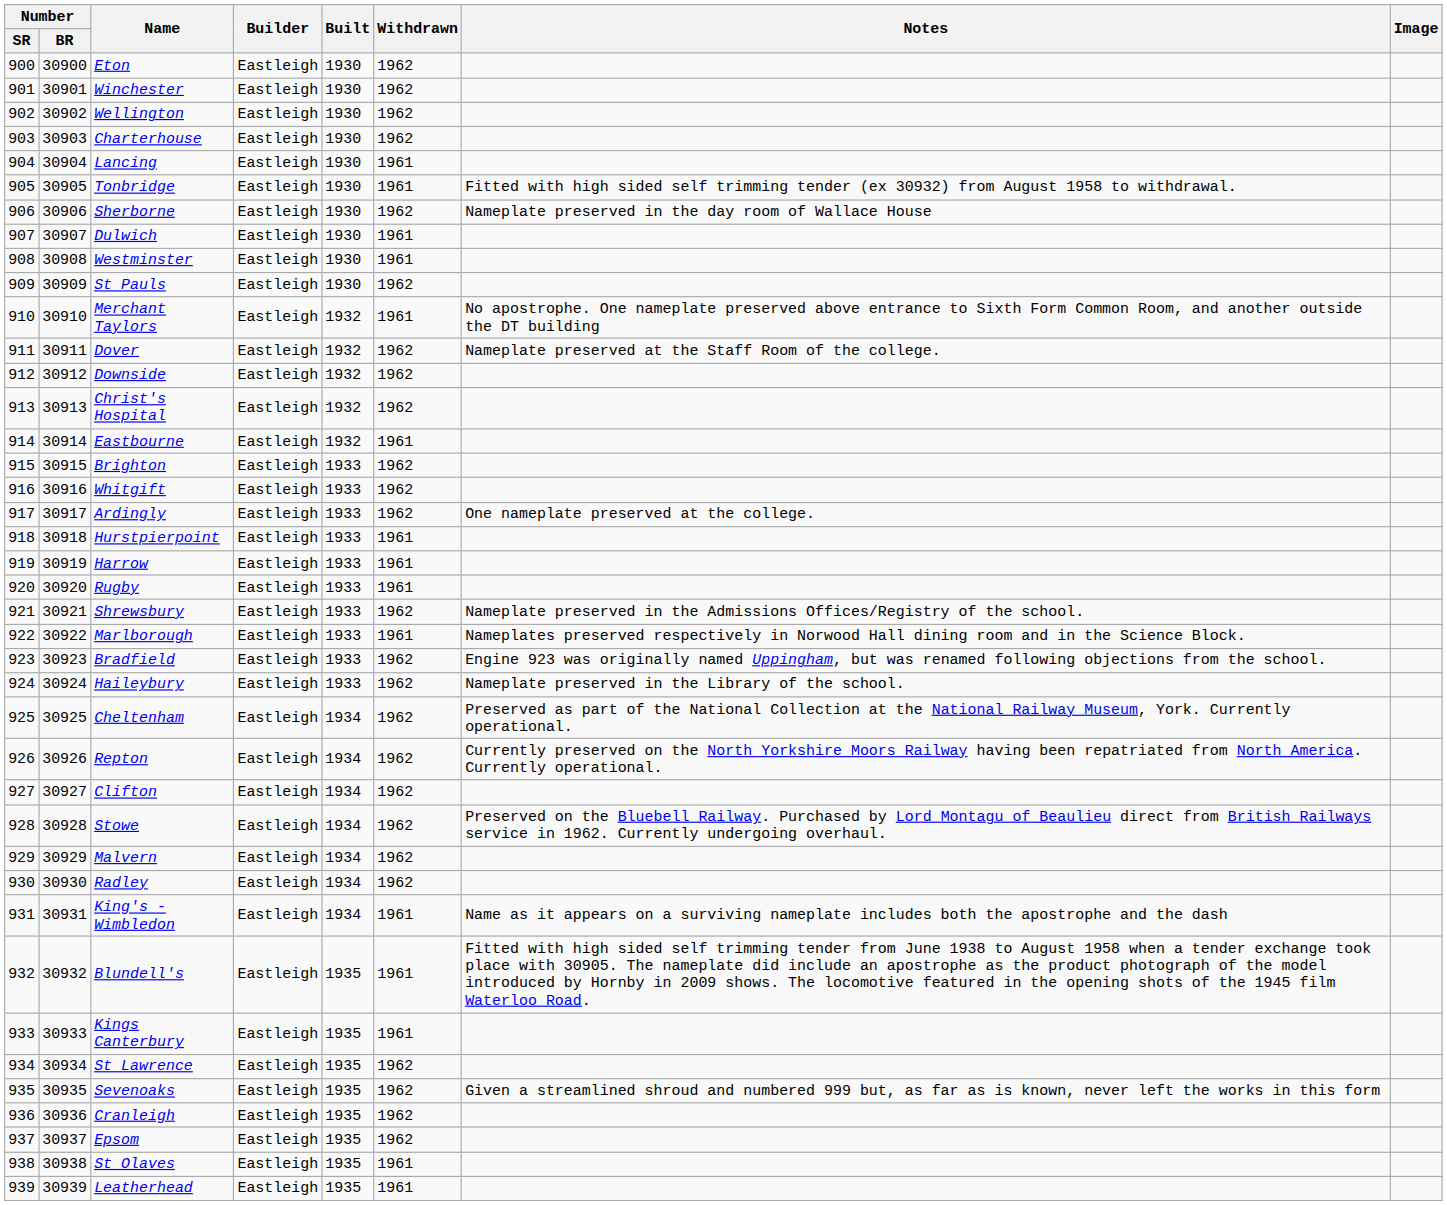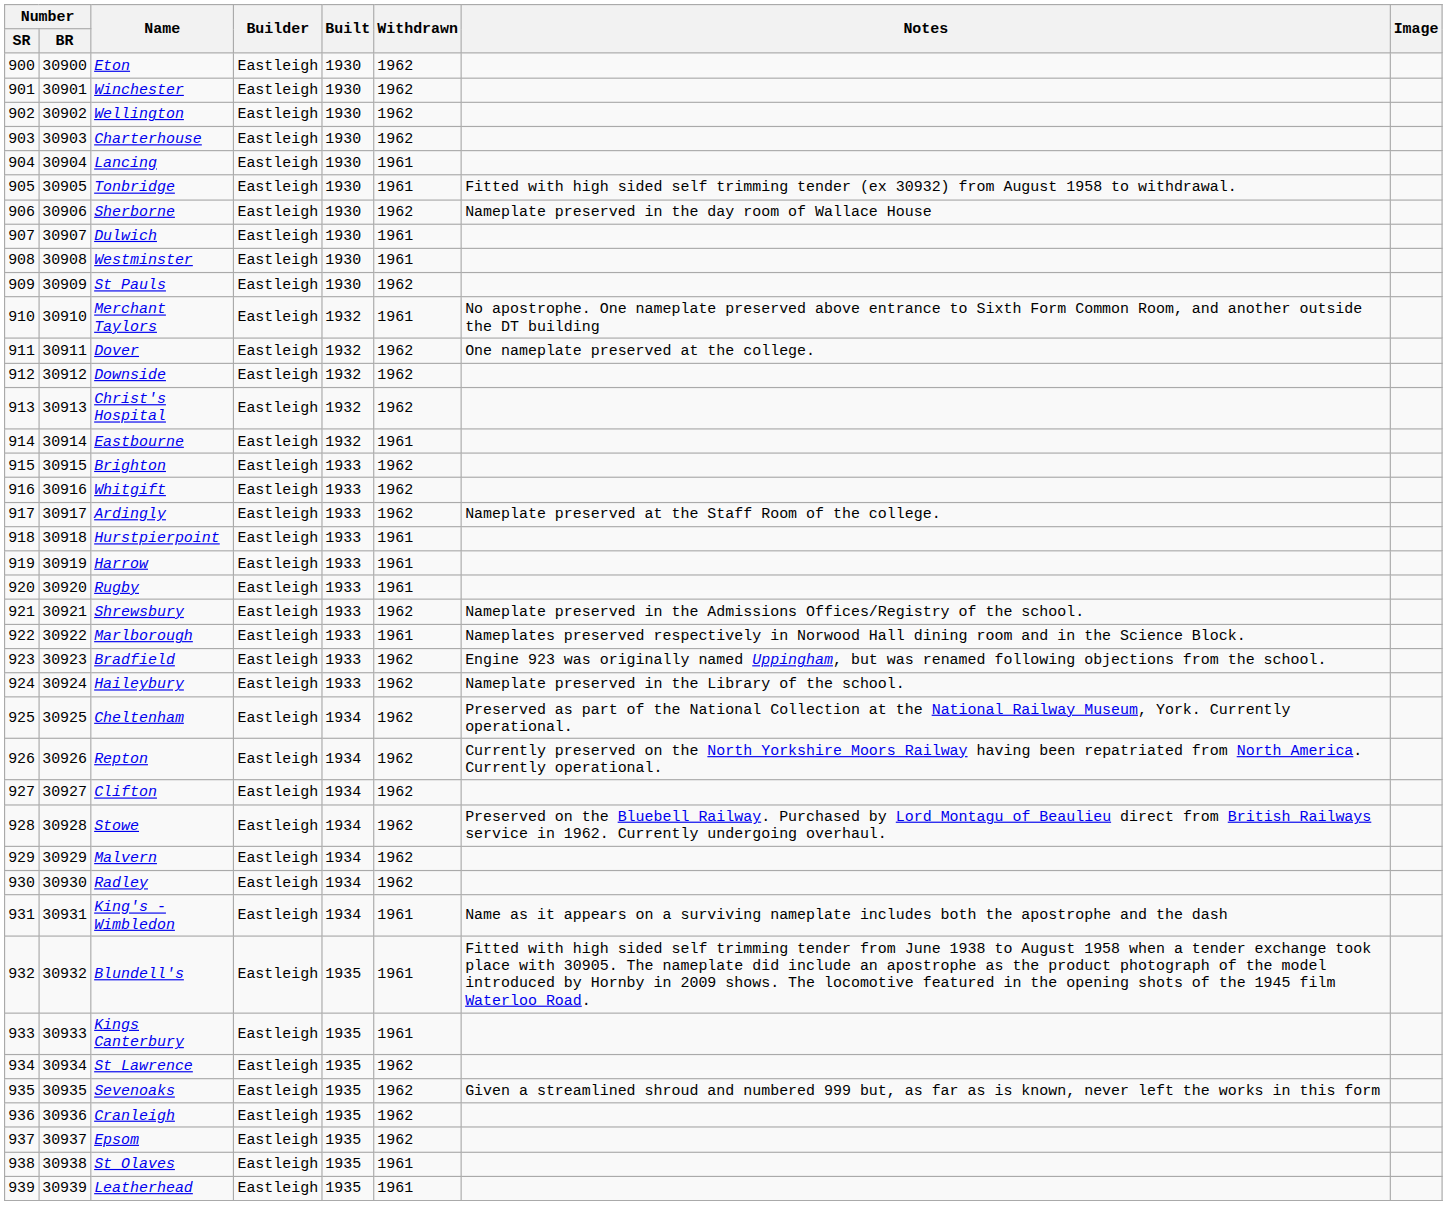(703, 351) Nameplate preserved at the Staff Room of the college. -> (640, 351) One nameplate preserved at the college.
(640, 514) One nameplate preserved at the college. -> (703, 514) Nameplate preserved at the Staff Room of the college.
